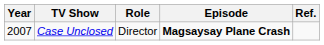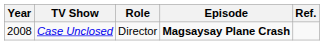(19, 31) 2007 -> (19, 31) 2008
